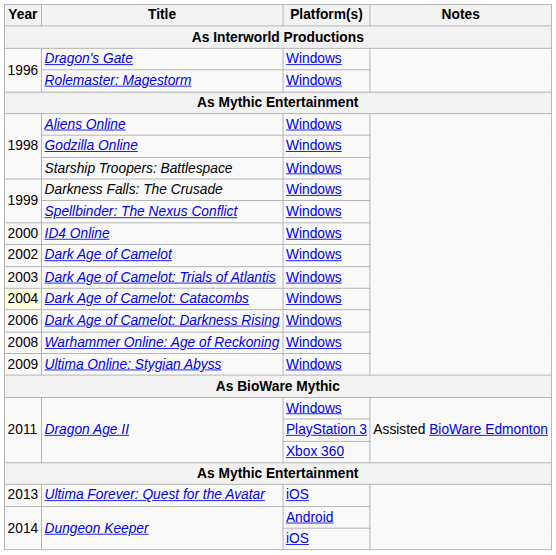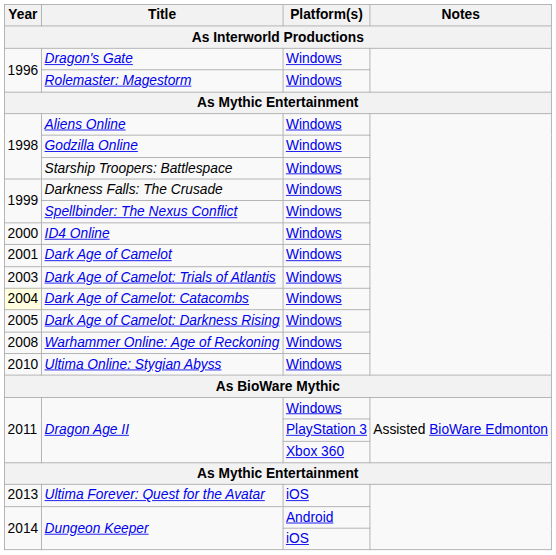(23, 255) 2002 -> (23, 255) 2001
(23, 320) 2006 -> (23, 320) 2005
(23, 364) 2009 -> (23, 364) 2010
